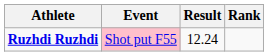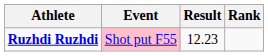(202, 39) 12.24 -> (202, 39) 12.23
